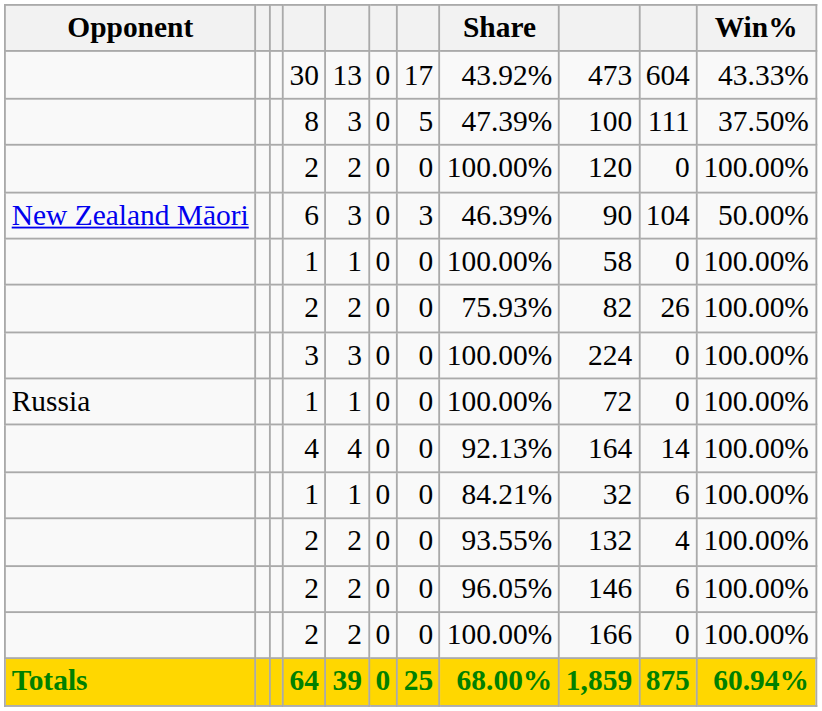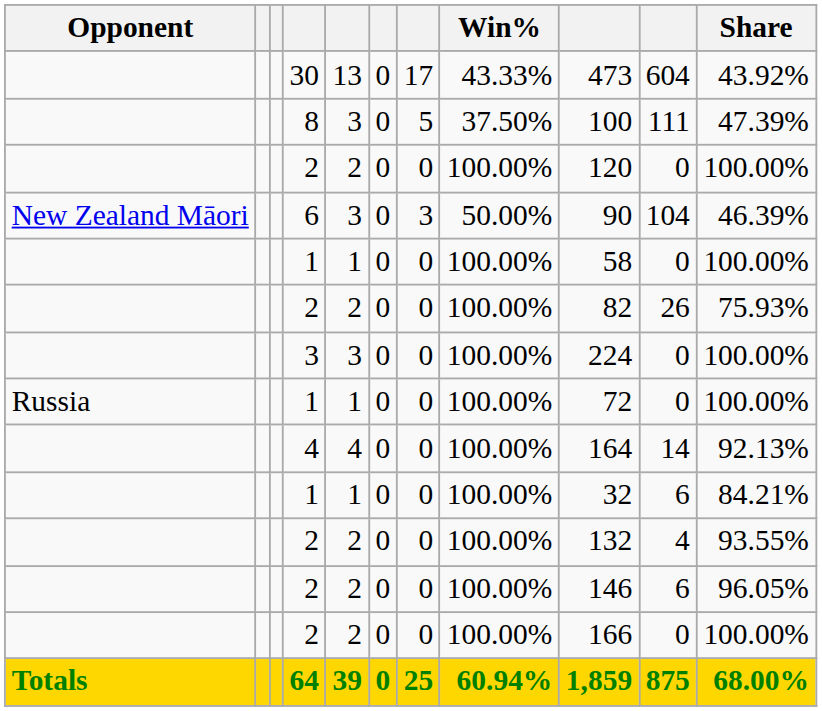columns swapped: (756, 27) <-> (500, 27)
